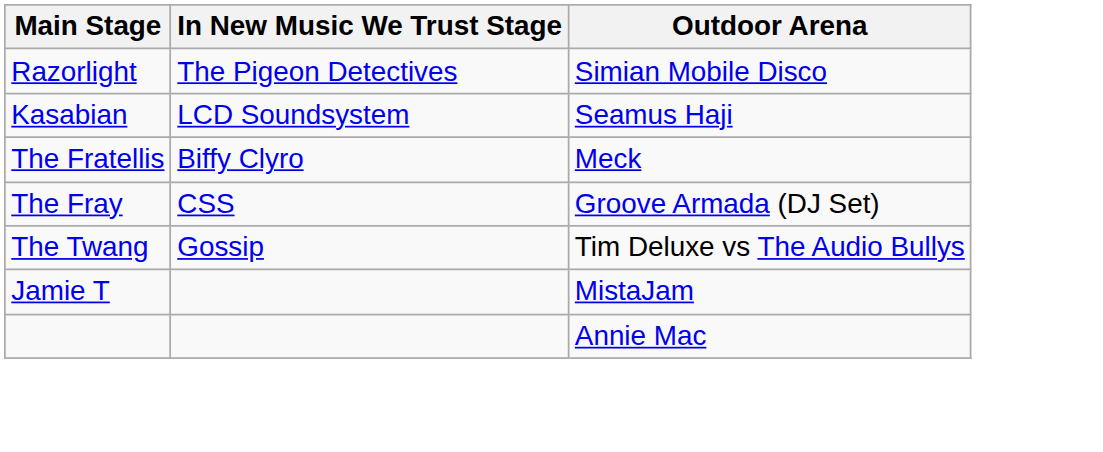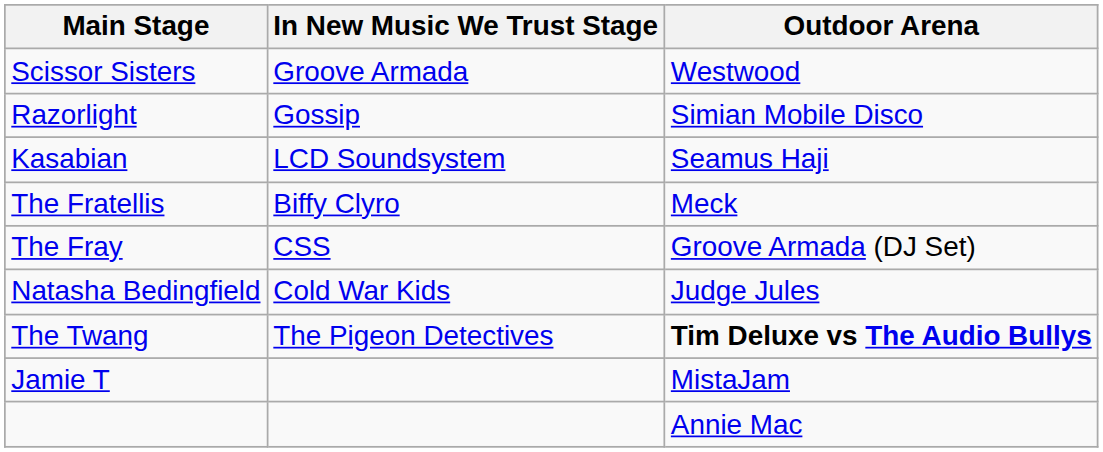+ row: (103, 70)
(317, 70) The Pigeon Detectives -> (317, 114) Gossip
+ row: (136, 291)
(221, 247) Gossip -> (413, 335) The Pigeon Detectives
(770, 247) normal -> (881, 335) bold
